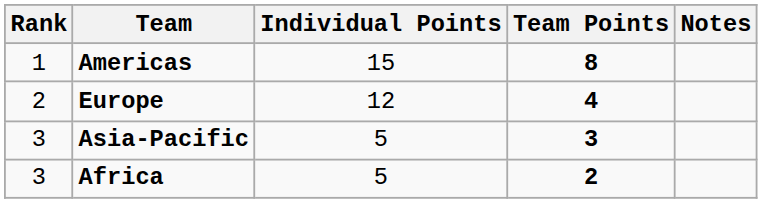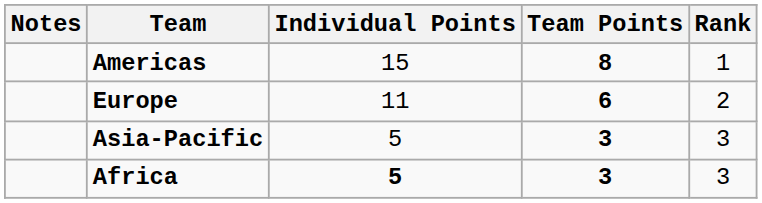columns swapped: (39, 24) <-> (716, 24)
(381, 101) 12 -> (395, 101) 11
(591, 101) 4 -> (605, 101) 6
(381, 178) normal -> (395, 178) bold
(591, 178) 2 -> (605, 178) 3
